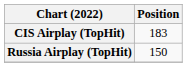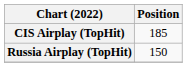(158, 33) 183 -> (158, 33) 185
